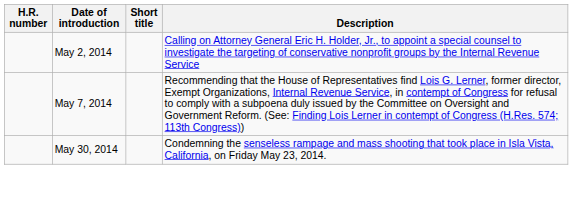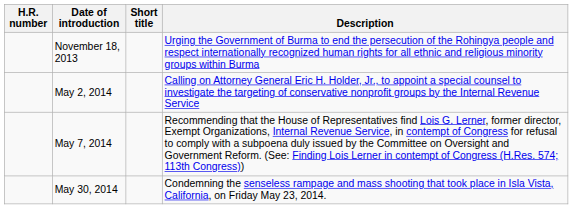+ row: (87, 52)
